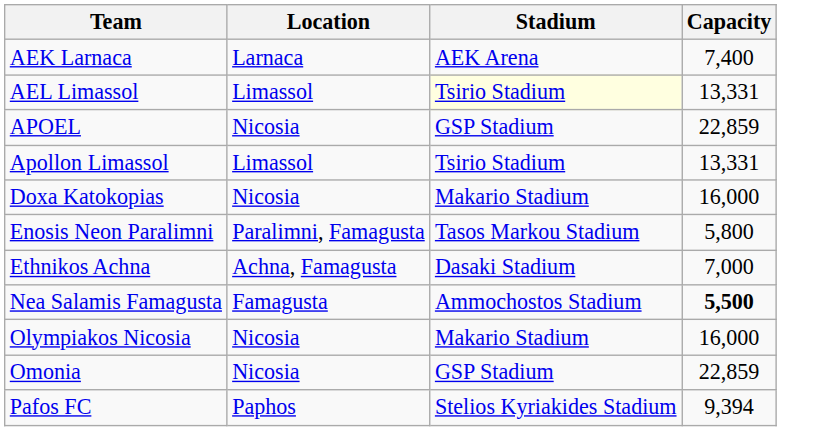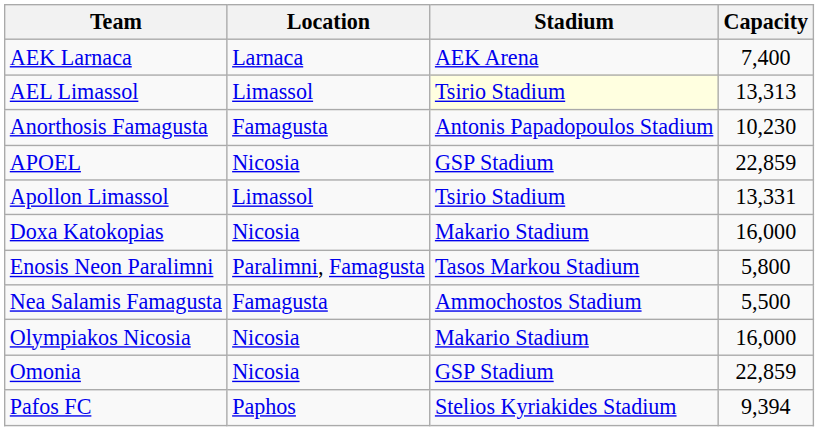(729, 92) 13,331 -> (766, 92) 13,313
+ row: (109, 127)
- row: (80, 267)
(729, 302) bold -> (766, 302) normal
